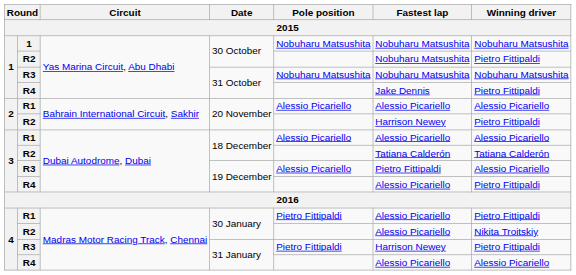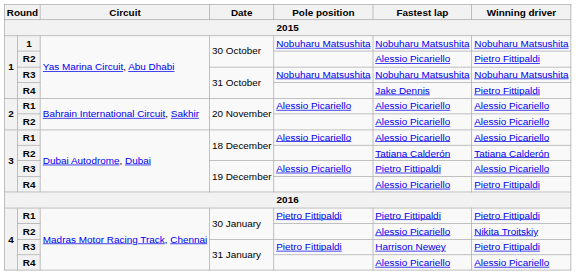(422, 59) Nobuharu Matsushita -> (413, 59) Alessio Picariello
(411, 121) Harrison Newey -> (413, 121) Alessio Picariello
(507, 121) Pietro Fittipaldi -> (512, 121) Alessio Picariello
(413, 215) Alessio Picariello -> (408, 215) Pietro Fittipaldi
